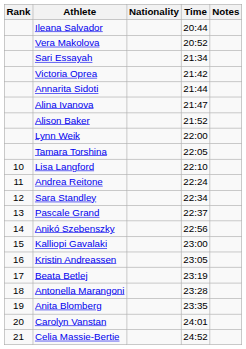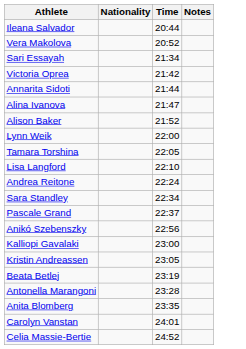- column: (18, 12)
